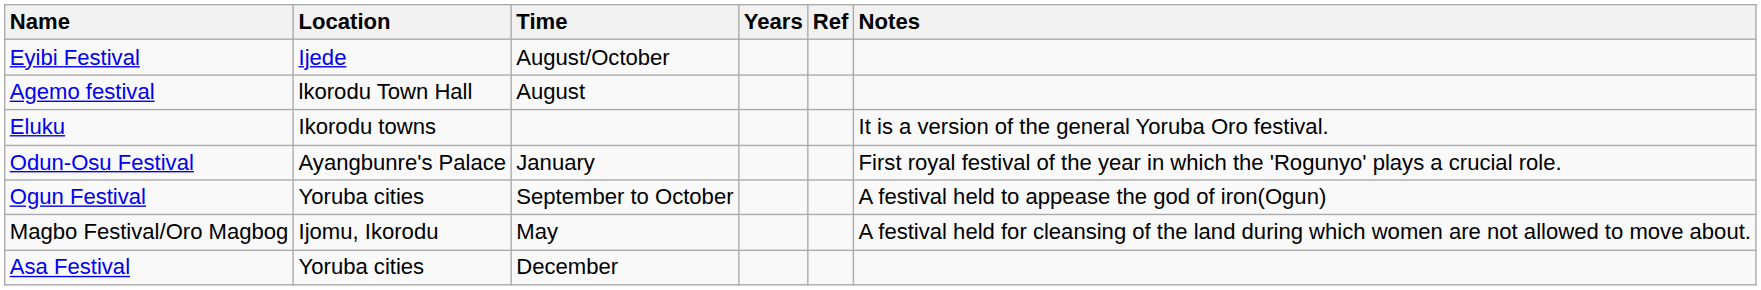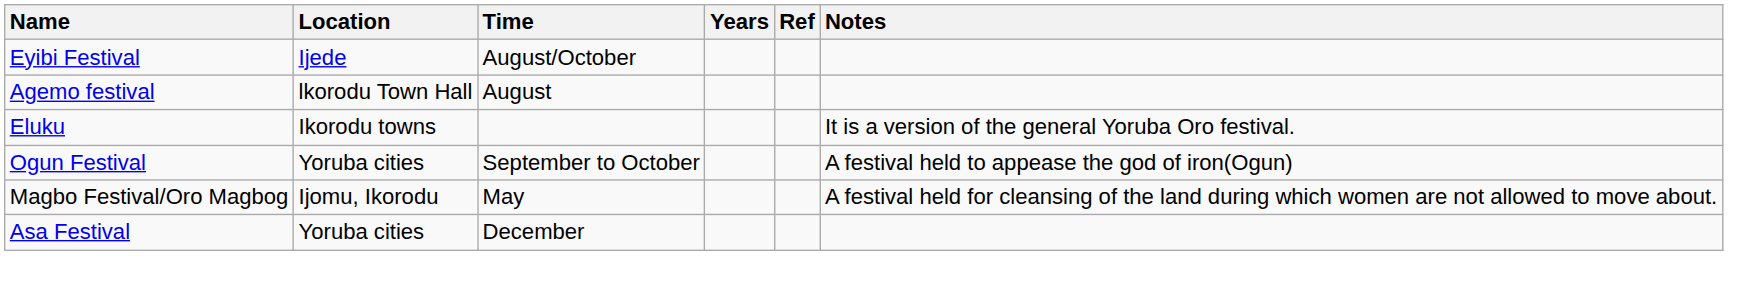- row: (102, 162)
